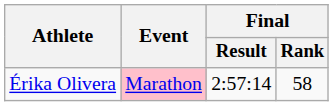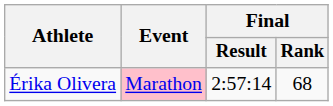(302, 84) 58 -> (302, 84) 68
